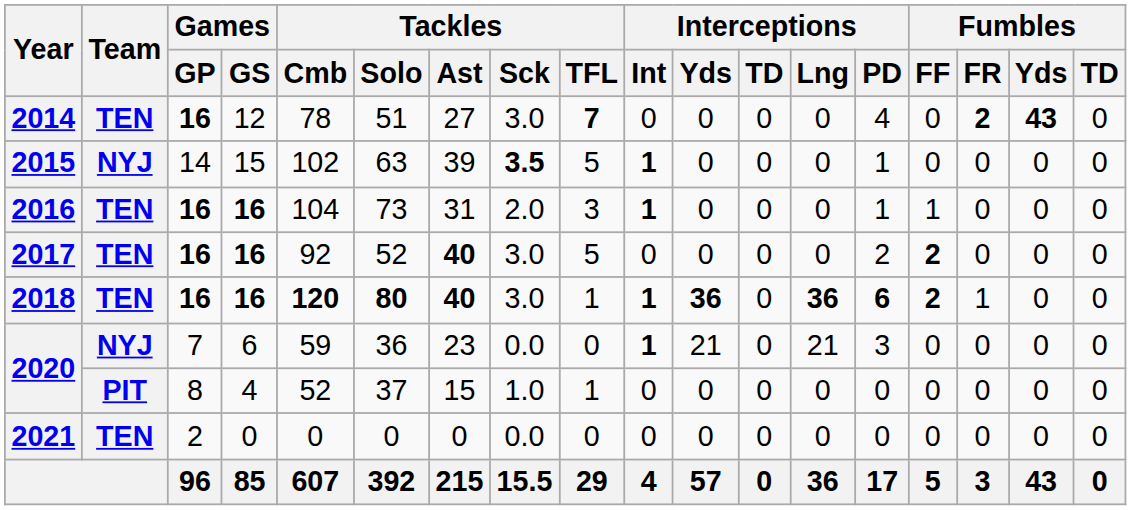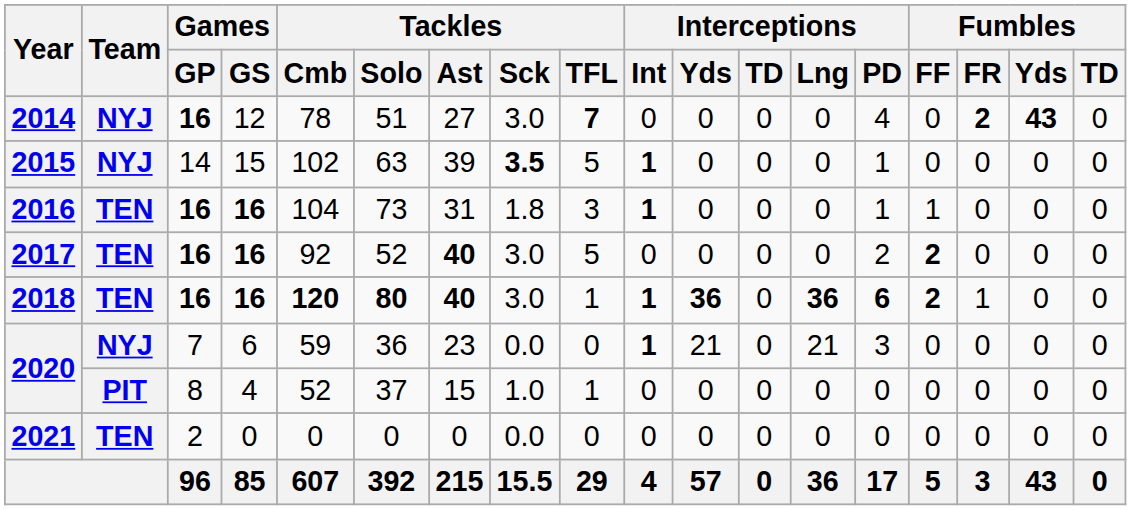(125, 118) TEN -> (125, 118) NYJ
(524, 208) 2.0 -> (524, 208) 1.8
